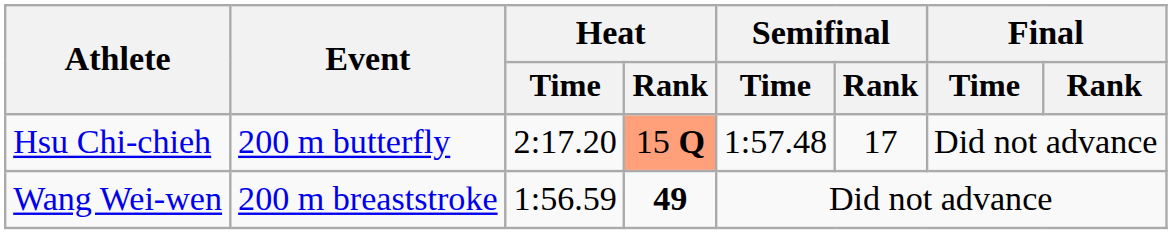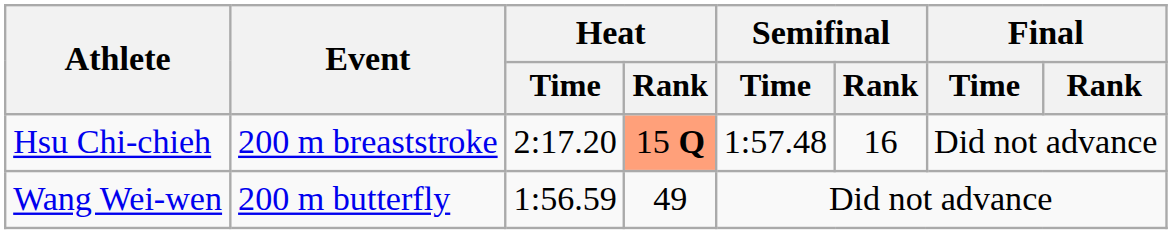(344, 142) 200 m butterfly -> (368, 142) 200 m breaststroke
(881, 142) 17 -> (881, 142) 16
(368, 198) 200 m breaststroke -> (344, 198) 200 m butterfly
(670, 198) bold -> (670, 198) normal
